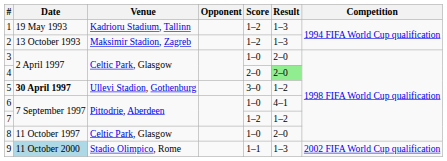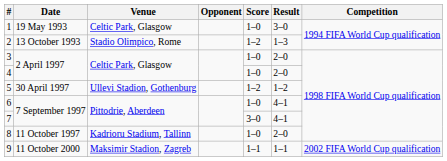(140, 27) Kadrioru Stadium, Tallinn -> (131, 27) Celtic Park, Glasgow
(253, 27) 1–2 -> (253, 27) 1–0
(281, 27) 1–3 -> (281, 27) 3–0
(141, 42) Maksimir Stadion, Zagreb -> (135, 42) Stadio Olimpico, Rome
(253, 73) 2–0 -> (253, 73) 1–0
(281, 73) lightgreen background -> (281, 73) no background
(43, 88) bold -> (42, 88) normal
(253, 88) 3–0 -> (253, 88) 1–2
(253, 118) 1–2 -> (253, 118) 3–0
(281, 118) 1–2 -> (281, 118) 4–1
(131, 133) Celtic Park, Glasgow -> (140, 133) Kadrioru Stadium, Tallinn
(48, 149) lightblue background -> (48, 149) no background
(135, 149) Stadio Olimpico, Rome -> (141, 149) Maksimir Stadion, Zagreb
(281, 149) 1–3 -> (281, 149) 1–1
